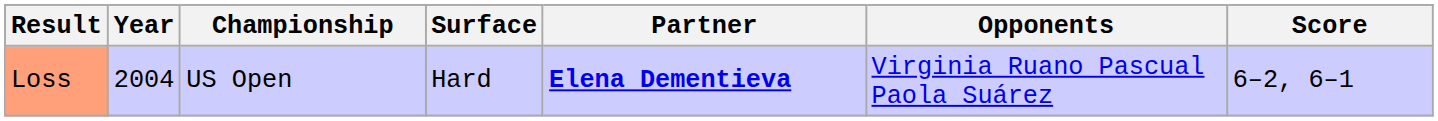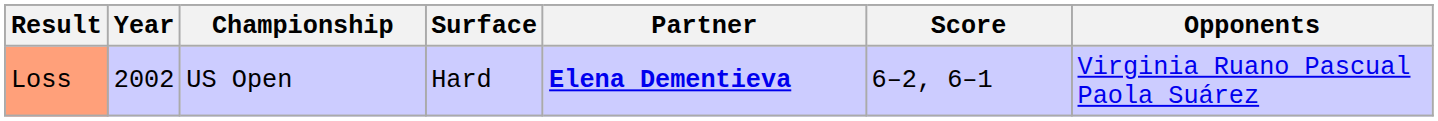columns swapped: (1046, 26) <-> (1330, 26)
(144, 81) 2004 -> (144, 81) 2002
